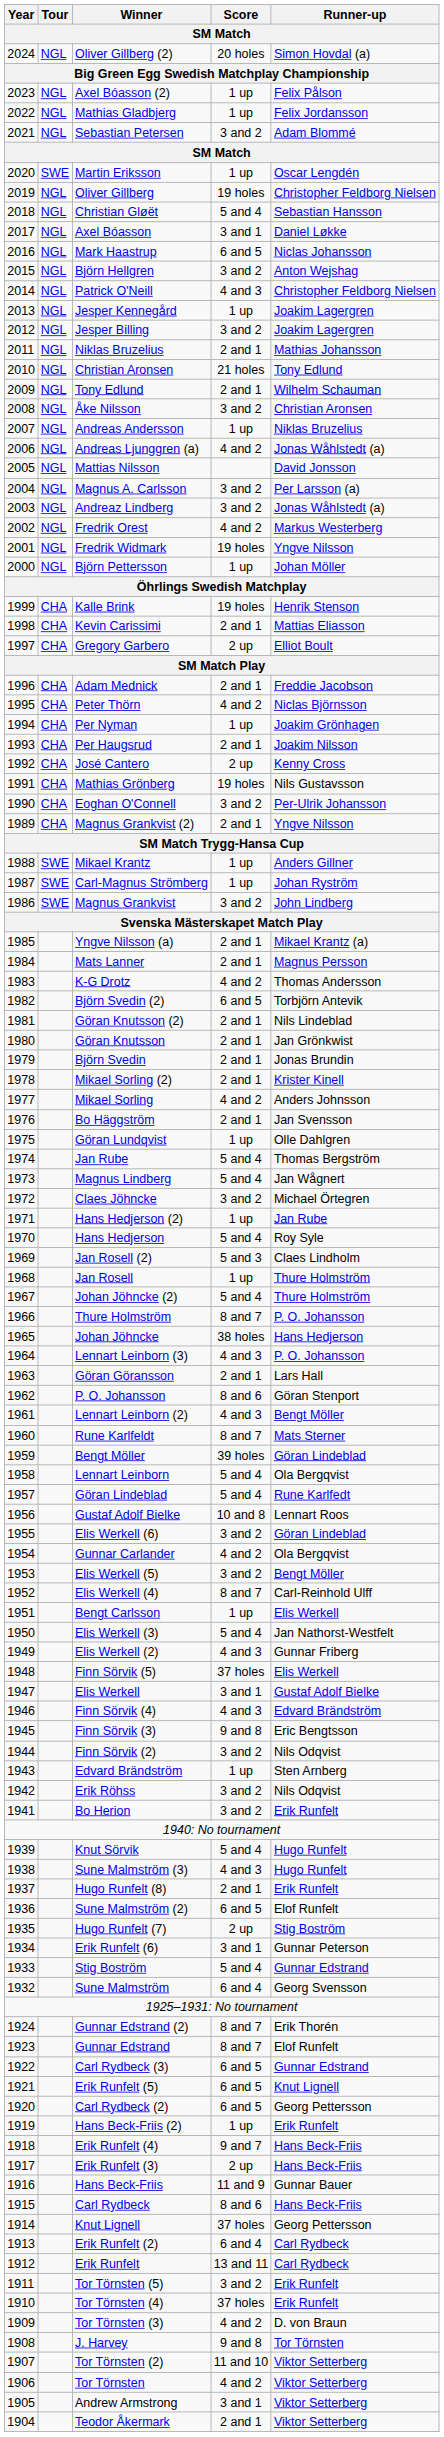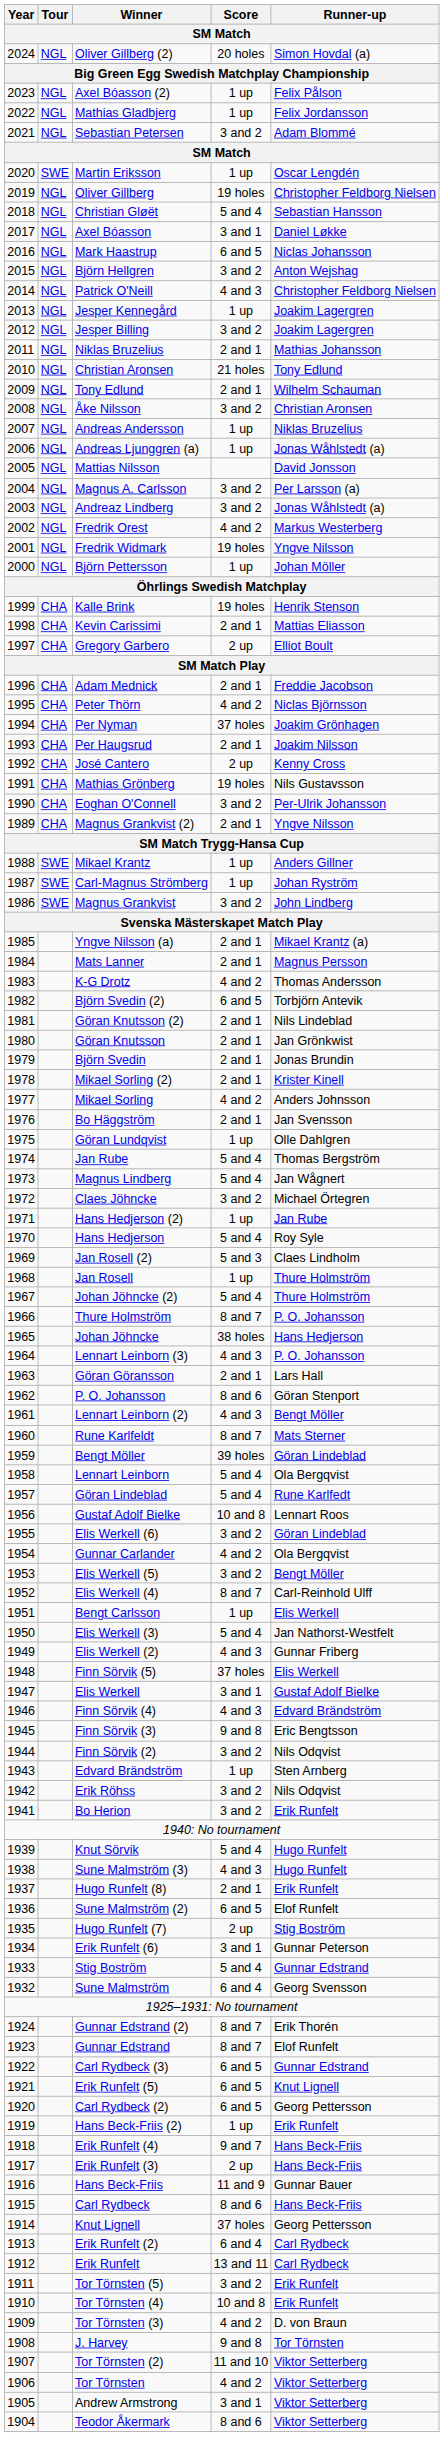(241, 449) 4 and 2 -> (241, 449) 1 up
(241, 725) 1 up -> (241, 725) 37 holes
(241, 2303) 37 holes -> (241, 2303) 10 and 8
(241, 2422) 2 and 1 -> (241, 2422) 8 and 6
